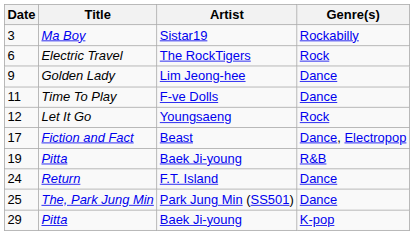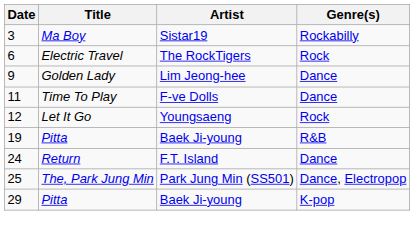- row: (15, 138)
(319, 199) Dance -> (353, 179) Dance, Electropop
